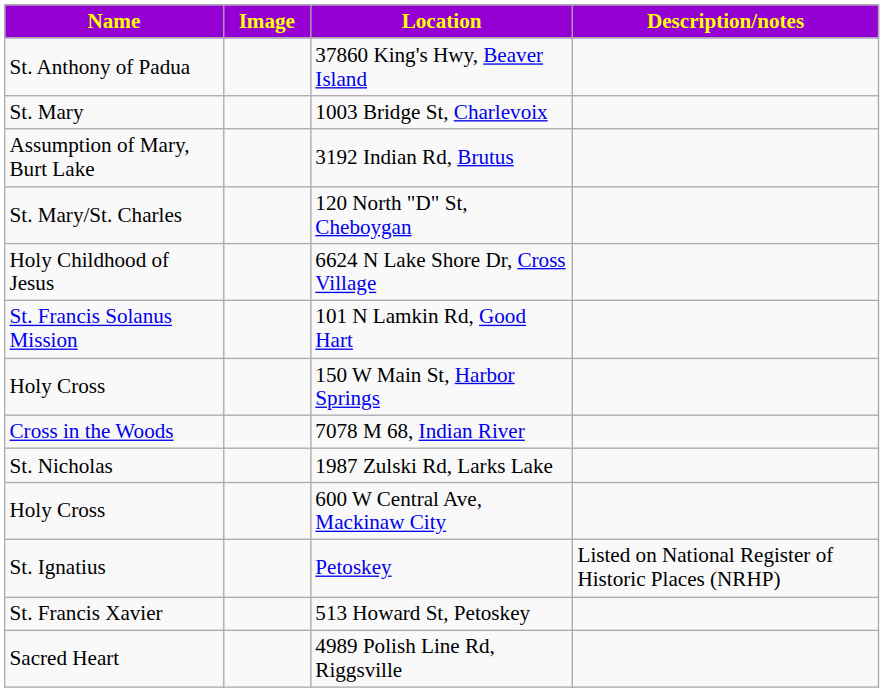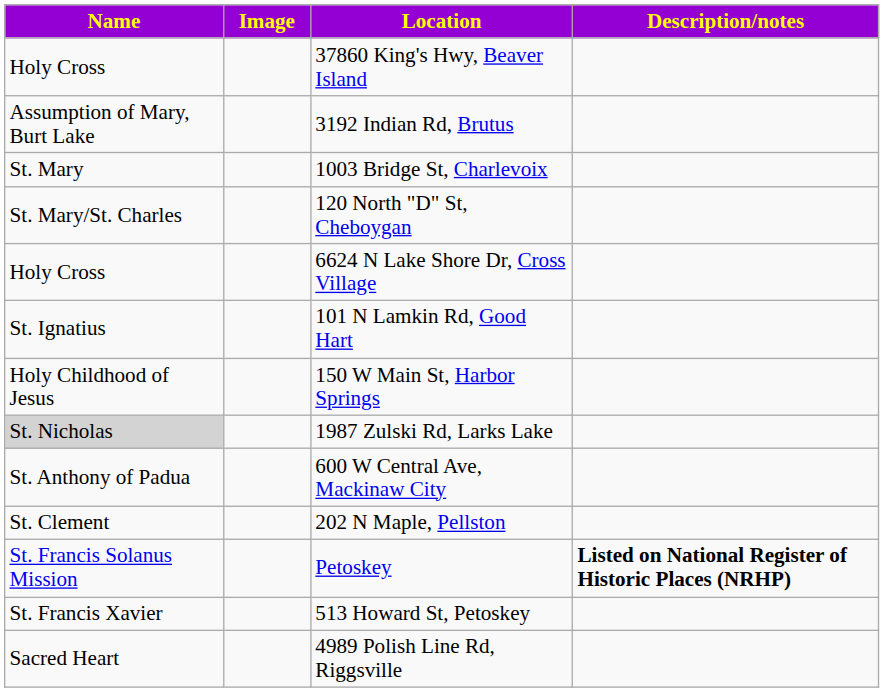(100, 66) St. Anthony of Padua -> (57, 66) Holy Cross
rows swapped: (414, 157) <-> (432, 111)
(89, 271) Holy Childhood of Jesus -> (57, 271) Holy Cross
(91, 329) St. Francis Solanus Mission -> (58, 329) St. Ignatius
(57, 386) Holy Cross -> (89, 386) Holy Childhood of Jesus
- row: (420, 431)
(61, 465) no background -> (61, 431) lightgrey background
(57, 510) Holy Cross -> (100, 477) St. Anthony of Padua
+ row: (410, 522)
(58, 567) St. Ignatius -> (91, 567) St. Francis Solanus Mission
(705, 567) normal -> (712, 567) bold
